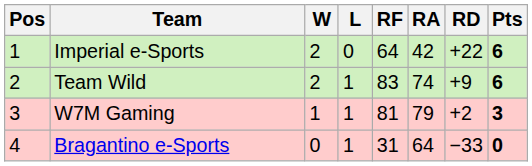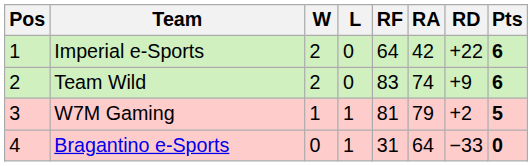(349, 82) 1 -> (349, 82) 0
(497, 113) 3 -> (497, 113) 5
